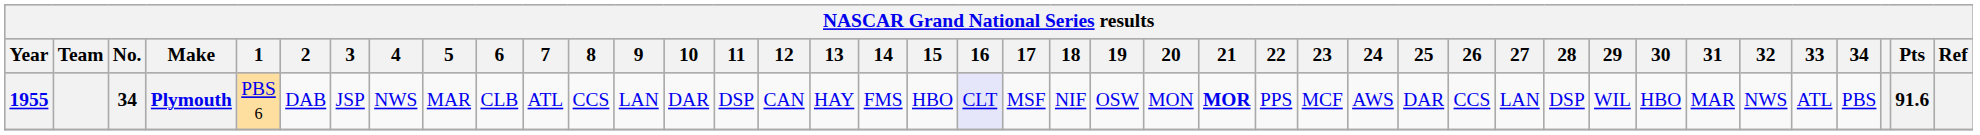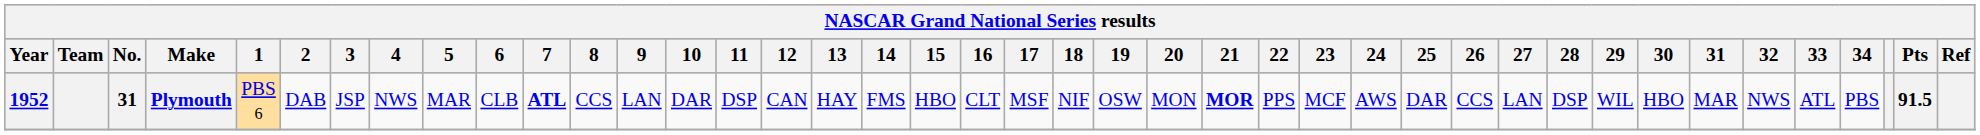(29, 100) 1955 -> (29, 100) 1952
(127, 100) 34 -> (127, 100) 31
(545, 100) normal -> (547, 100) bold
(980, 100) lavender background -> (983, 100) no background
(1912, 100) 91.6 -> (1915, 100) 91.5
